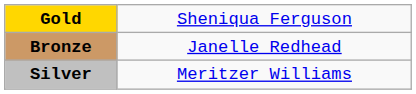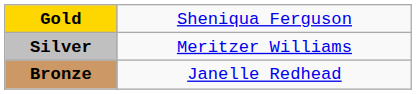rows swapped: (61, 75) <-> (61, 47)
